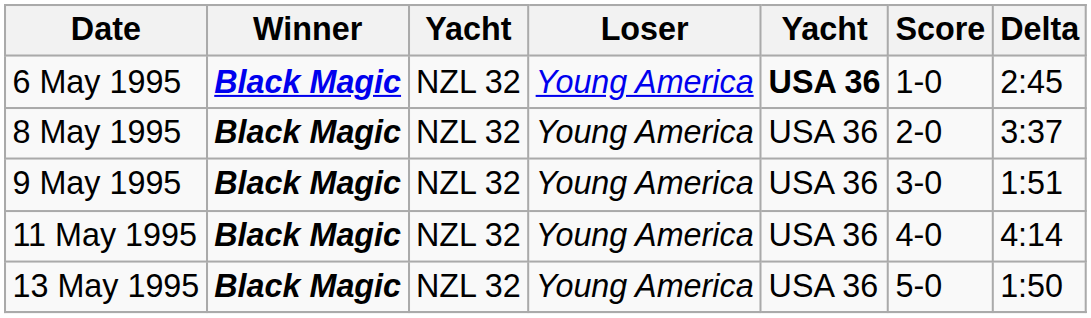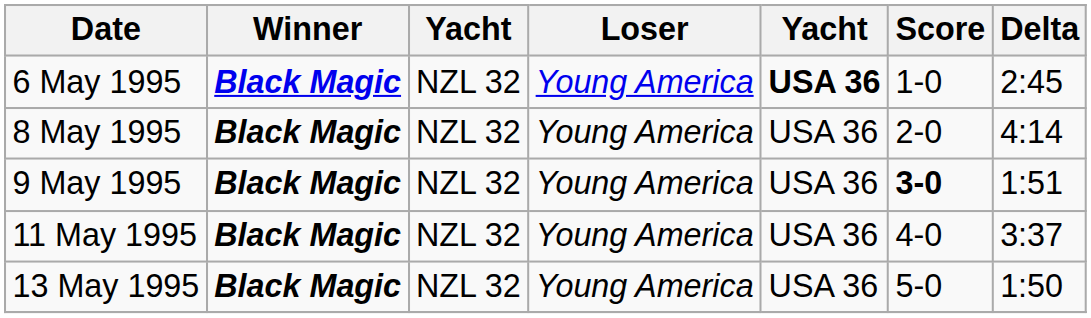(1032, 132) 3:37 -> (1032, 132) 4:14
(919, 183) normal -> (919, 183) bold
(1032, 235) 4:14 -> (1032, 235) 3:37
